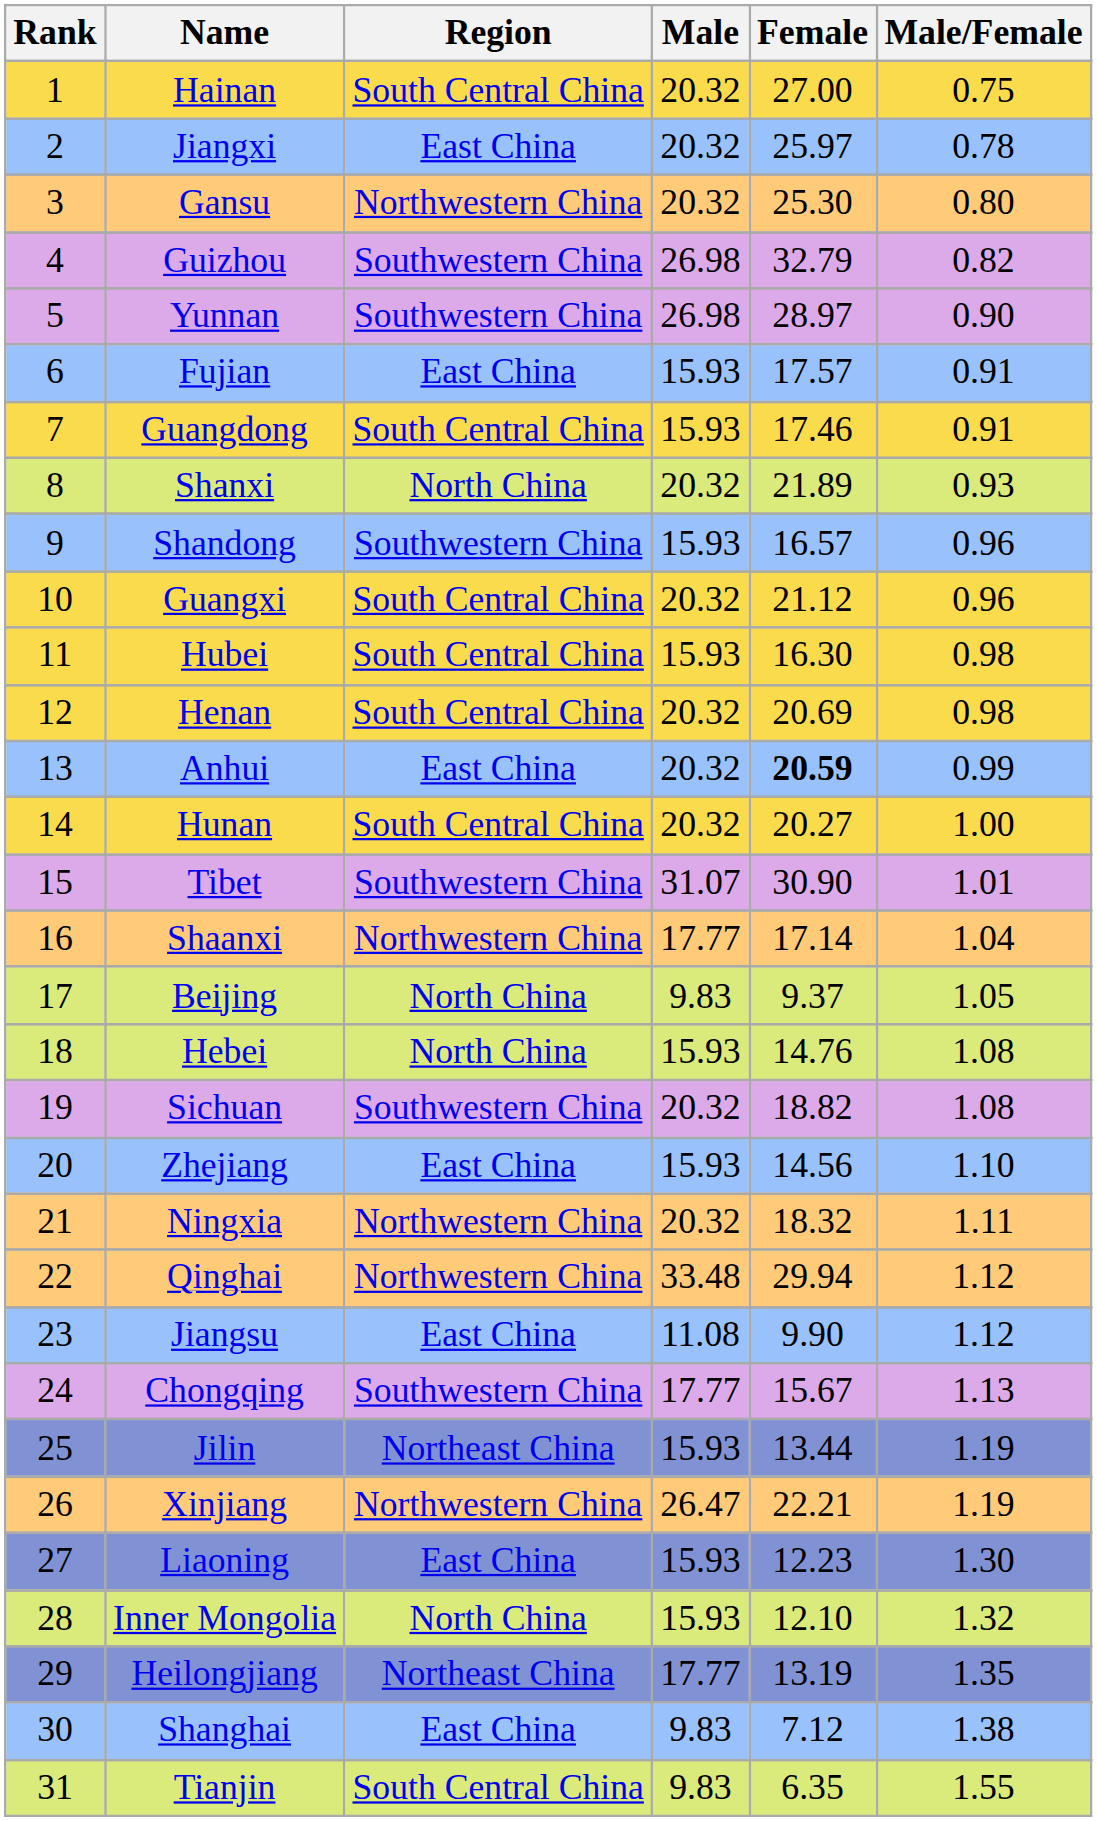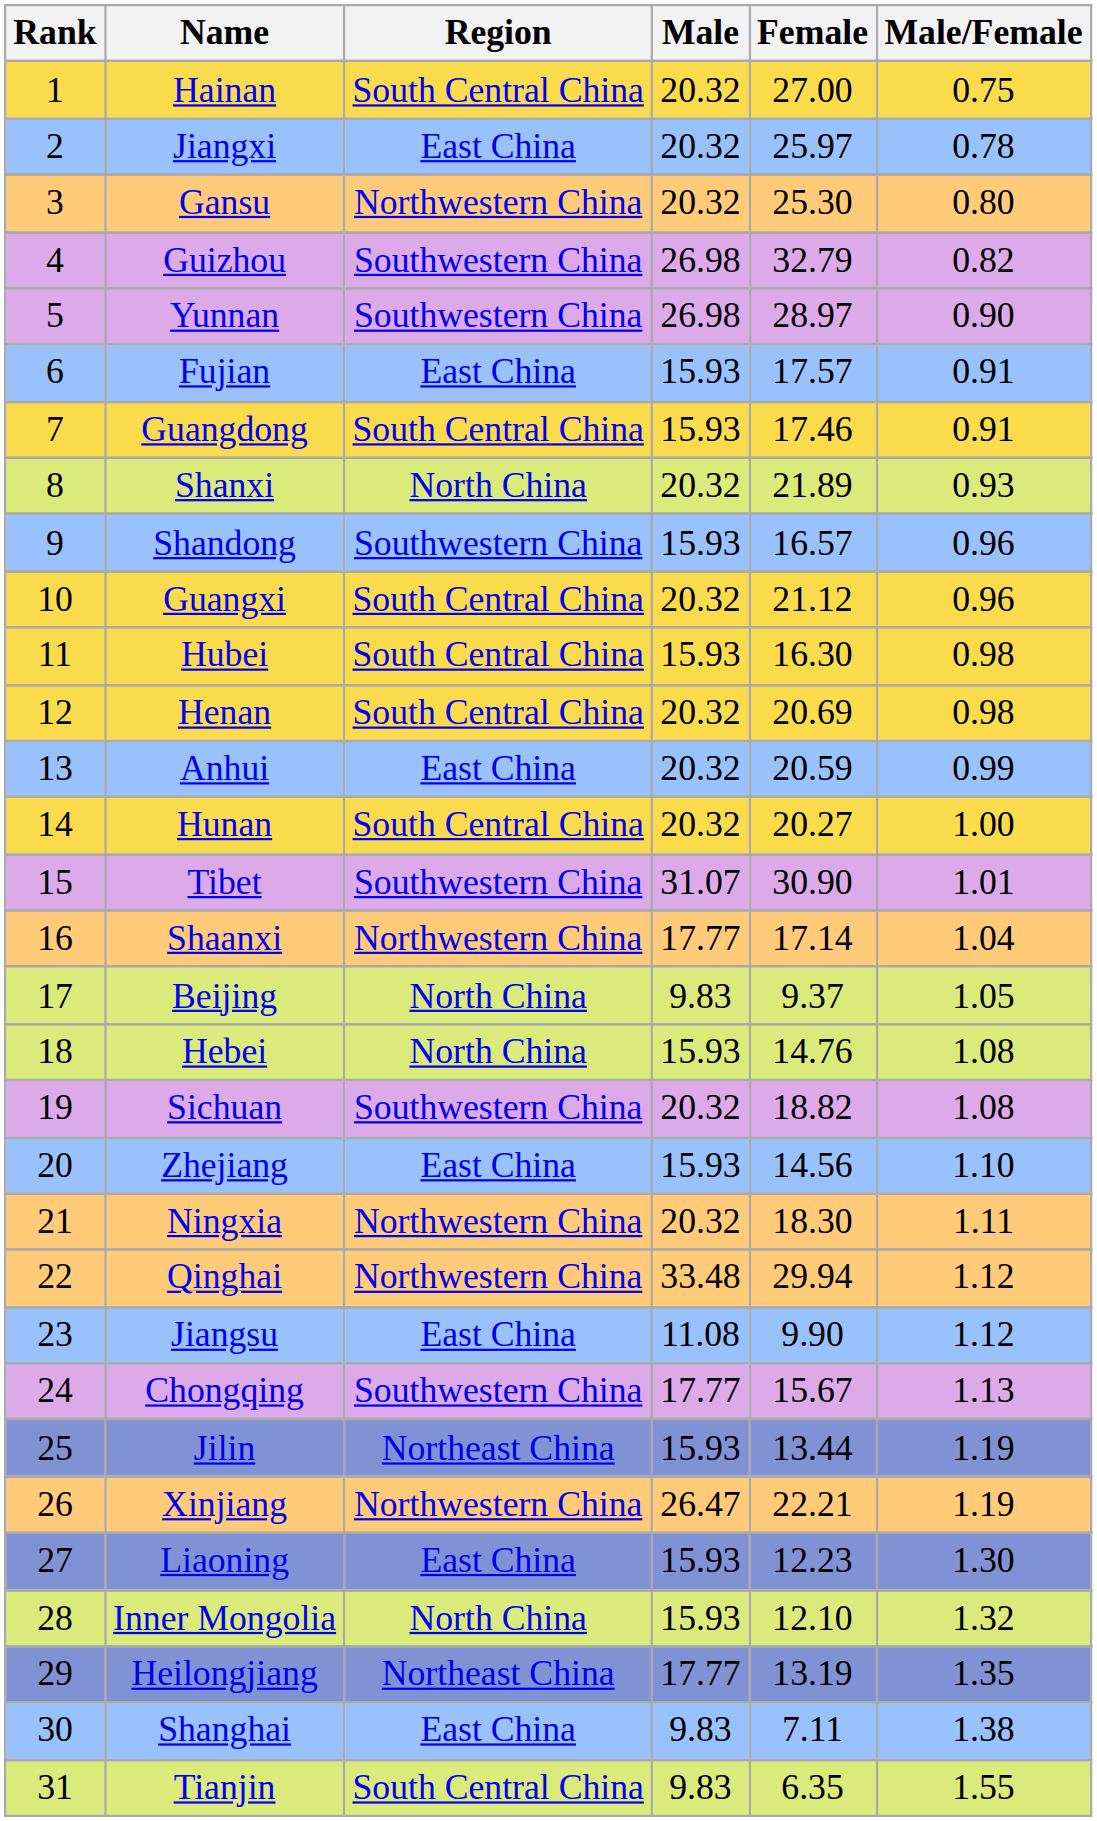(813, 768) bold -> (813, 768) normal
(813, 1221) 18.32 -> (813, 1221) 18.30
(813, 1730) 7.12 -> (813, 1730) 7.11
